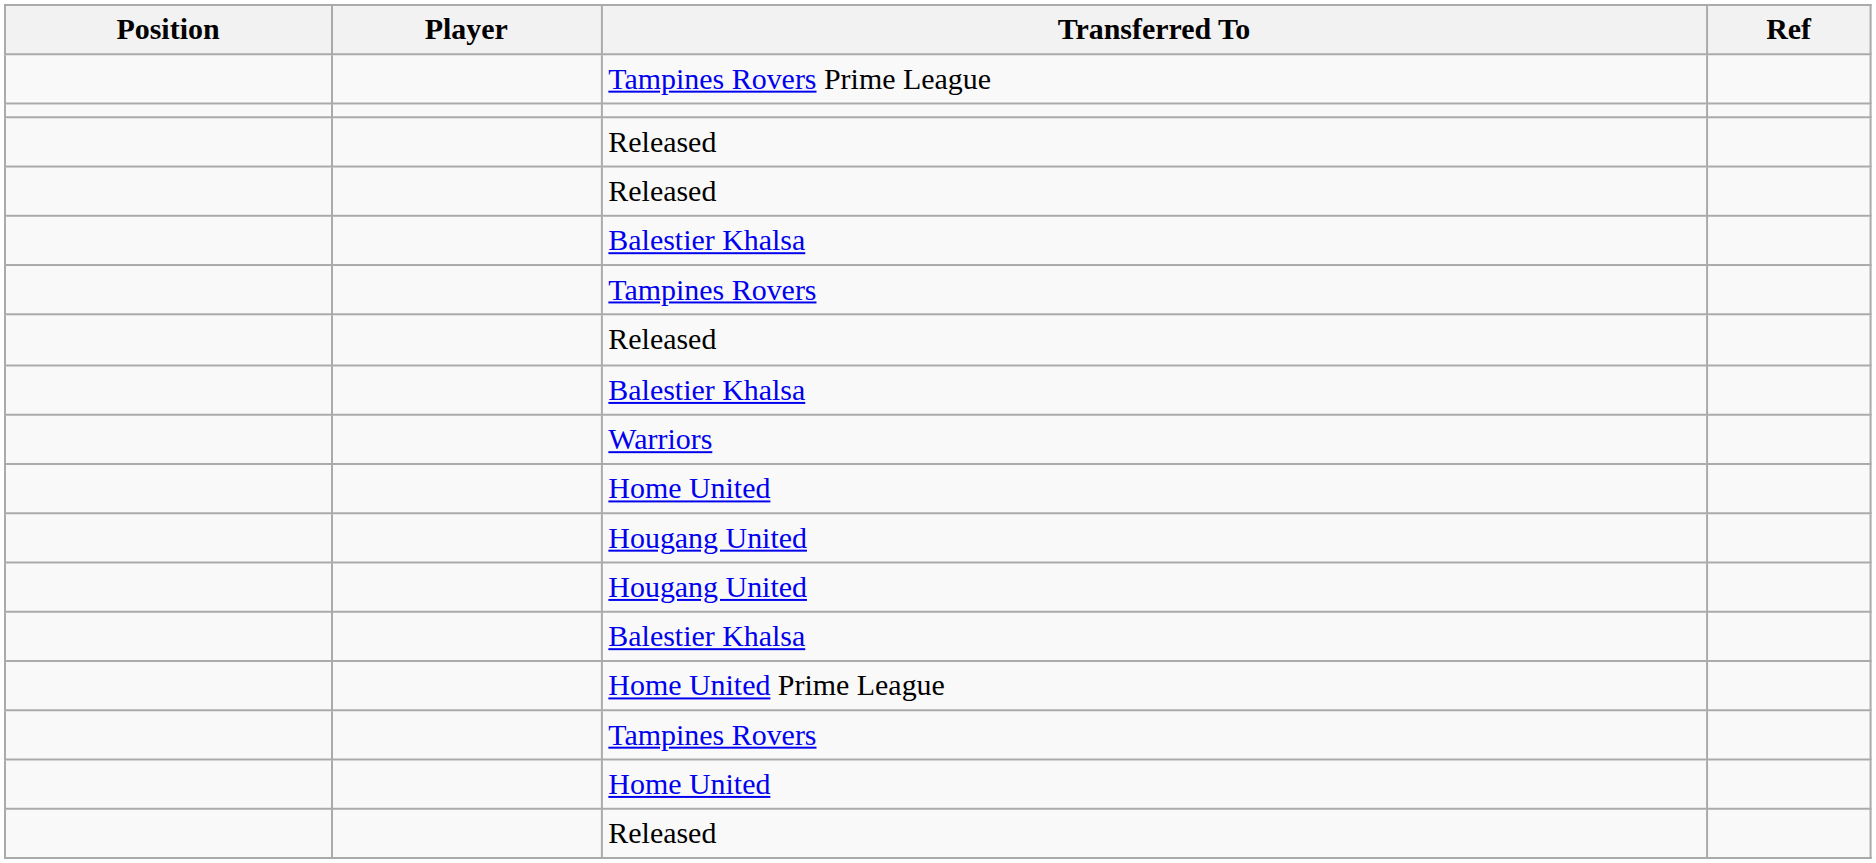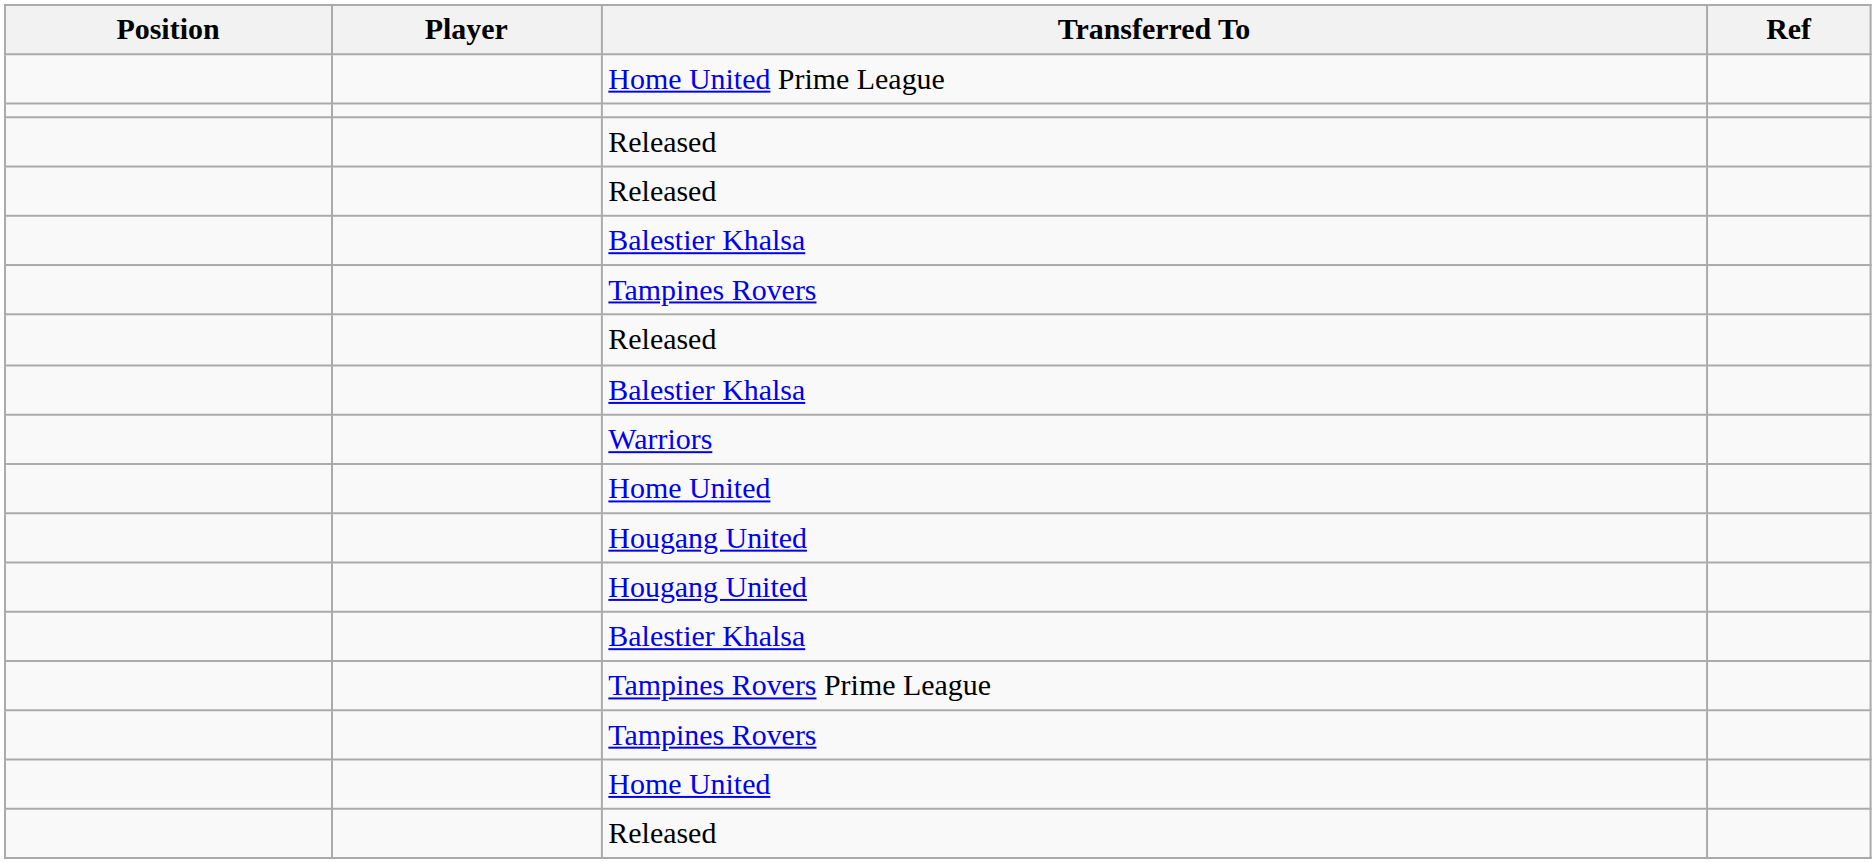rows swapped: (168, 686) <-> (168, 79)
